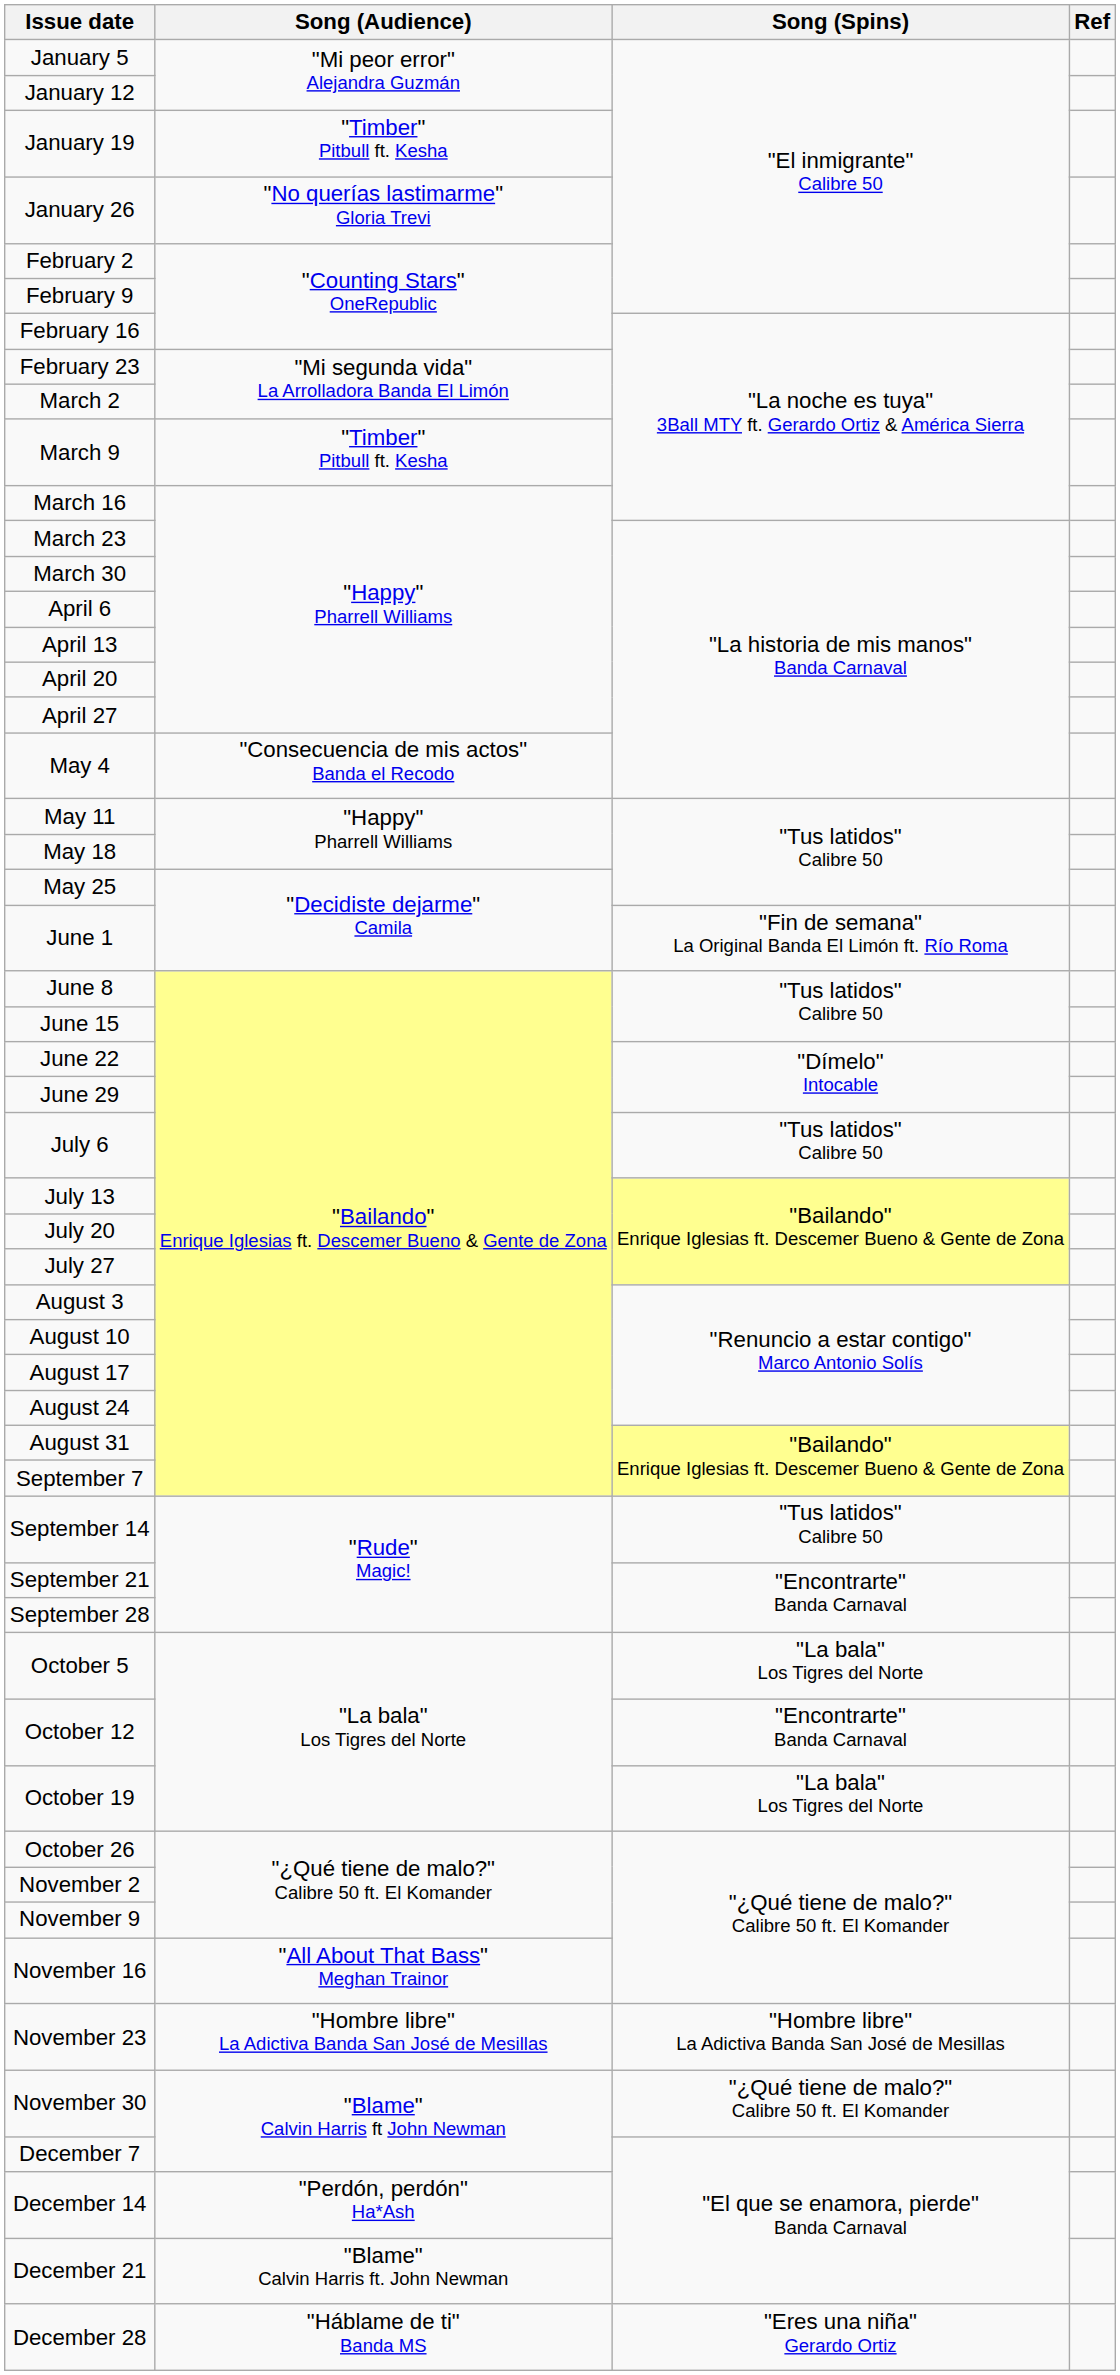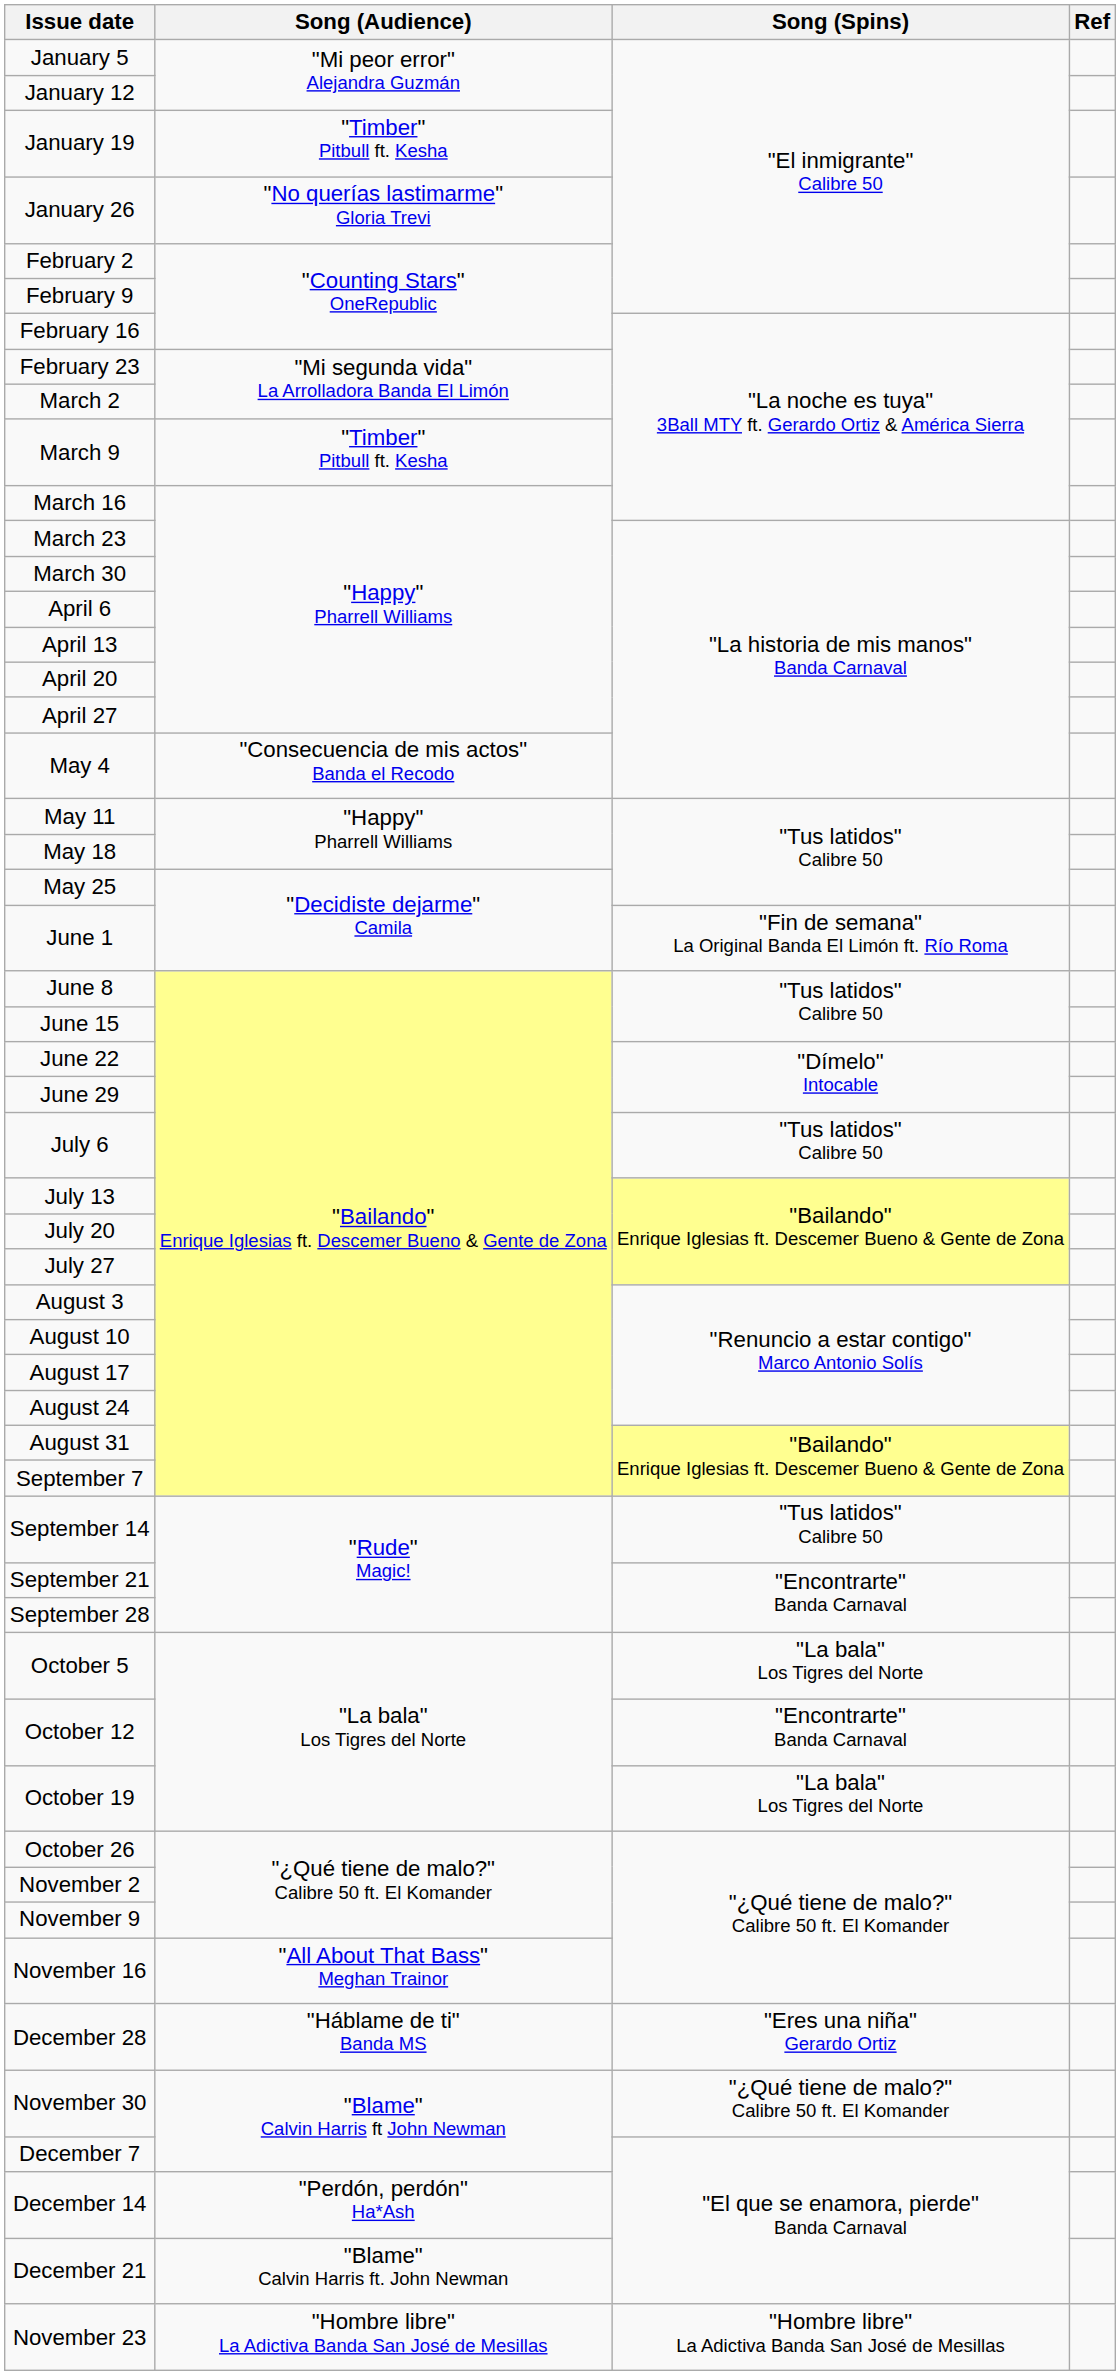rows swapped: (80, 2036) <-> (80, 2337)
